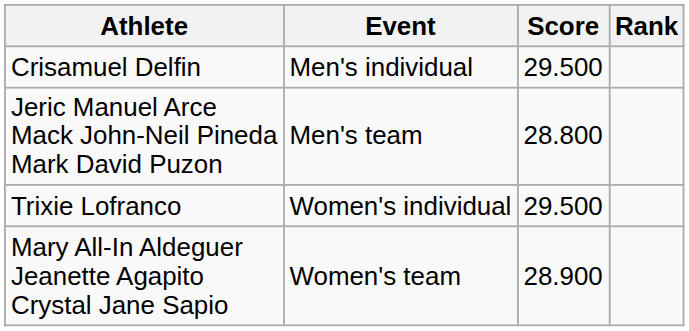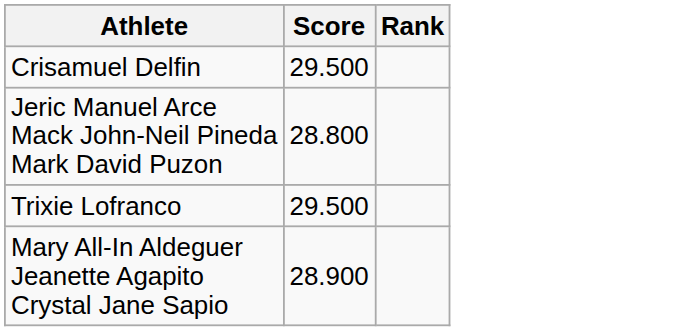- column: (400, 26)
